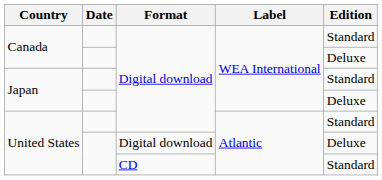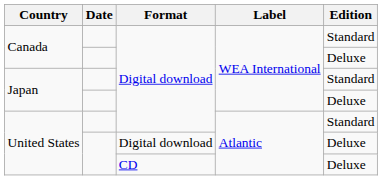(351, 164) Standard -> (346, 164) Deluxe
